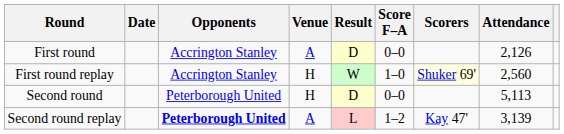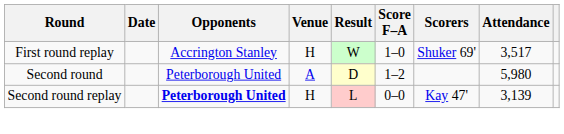- row: (65, 52)
(447, 74) lightyellow background -> (447, 52) no background
(516, 74) 2,560 -> (516, 52) 3,517
(310, 96) H -> (310, 74) A
(395, 96) 0–0 -> (395, 74) 1–2
(516, 96) 5,113 -> (516, 74) 5,980
(310, 118) A -> (310, 96) H
(395, 118) 1–2 -> (395, 96) 0–0
